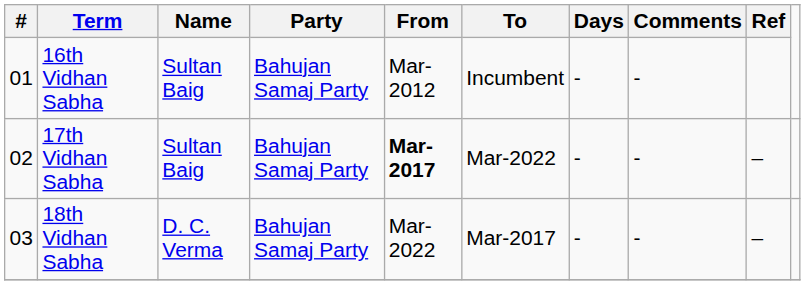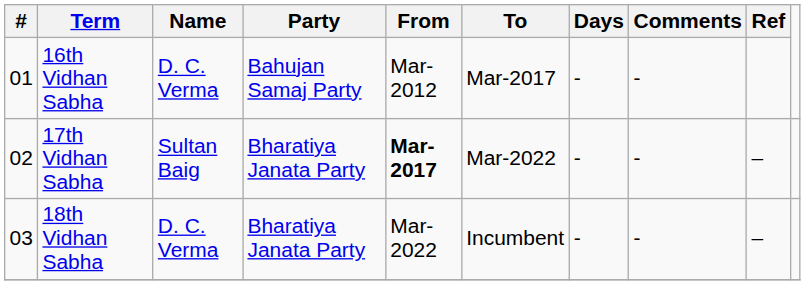(192, 77) Sultan Baig -> (188, 77) D. C. Verma
(515, 77) Incumbent -> (511, 77) Mar-2017
(311, 158) Bahujan Samaj Party -> (306, 158) Bharatiya Janata Party
(311, 238) Bahujan Samaj Party -> (306, 238) Bharatiya Janata Party
(511, 238) Mar-2017 -> (515, 238) Incumbent
